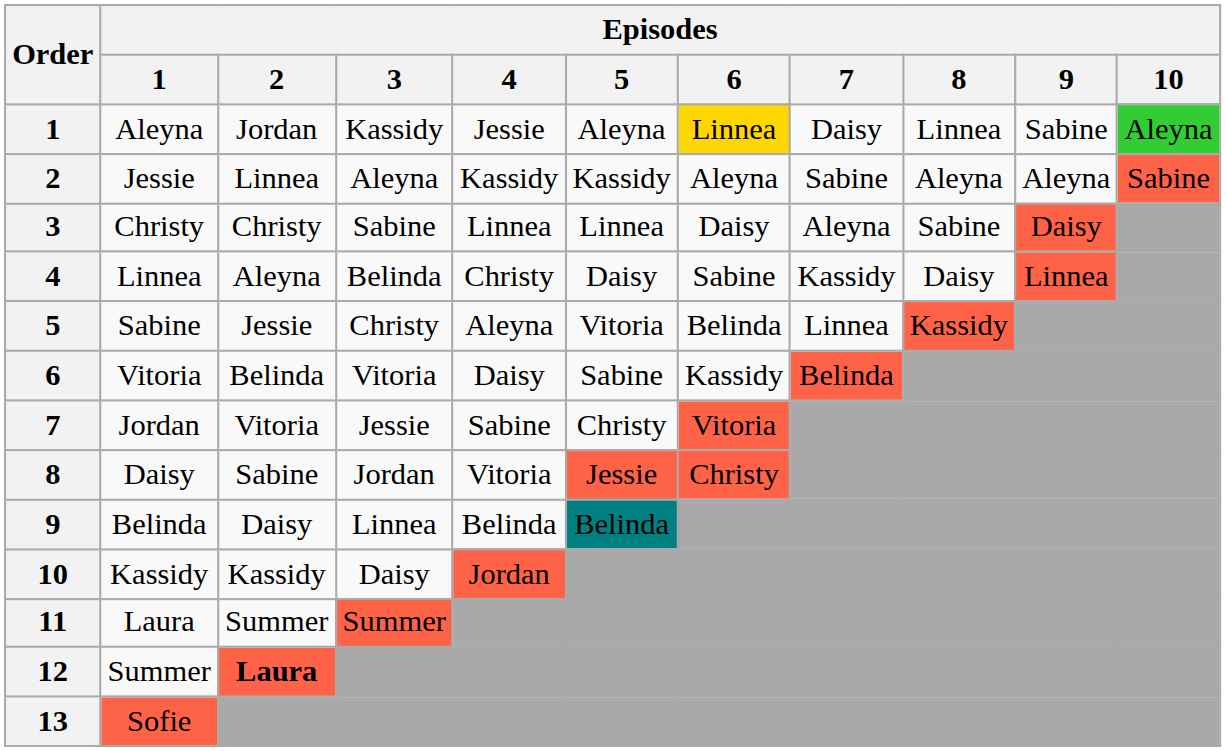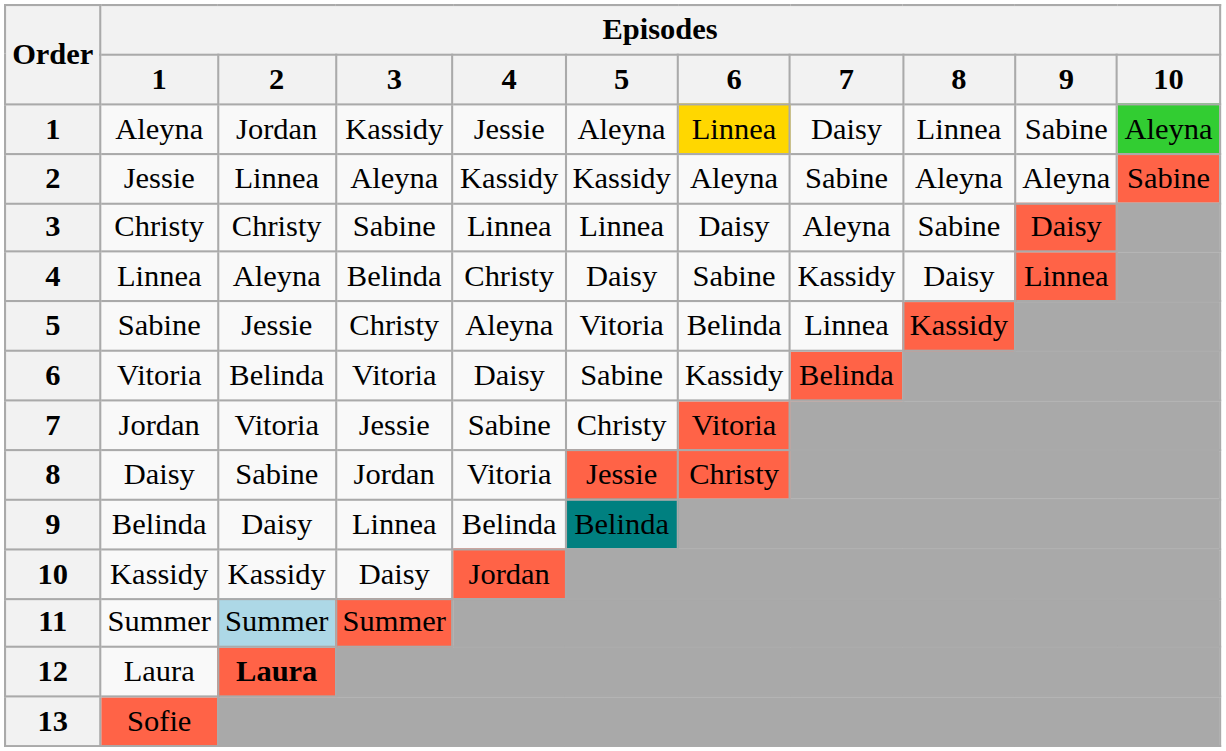(159, 621) Laura -> (159, 621) Summer
(277, 621) no background -> (277, 621) lightblue background
(159, 671) Summer -> (159, 671) Laura
